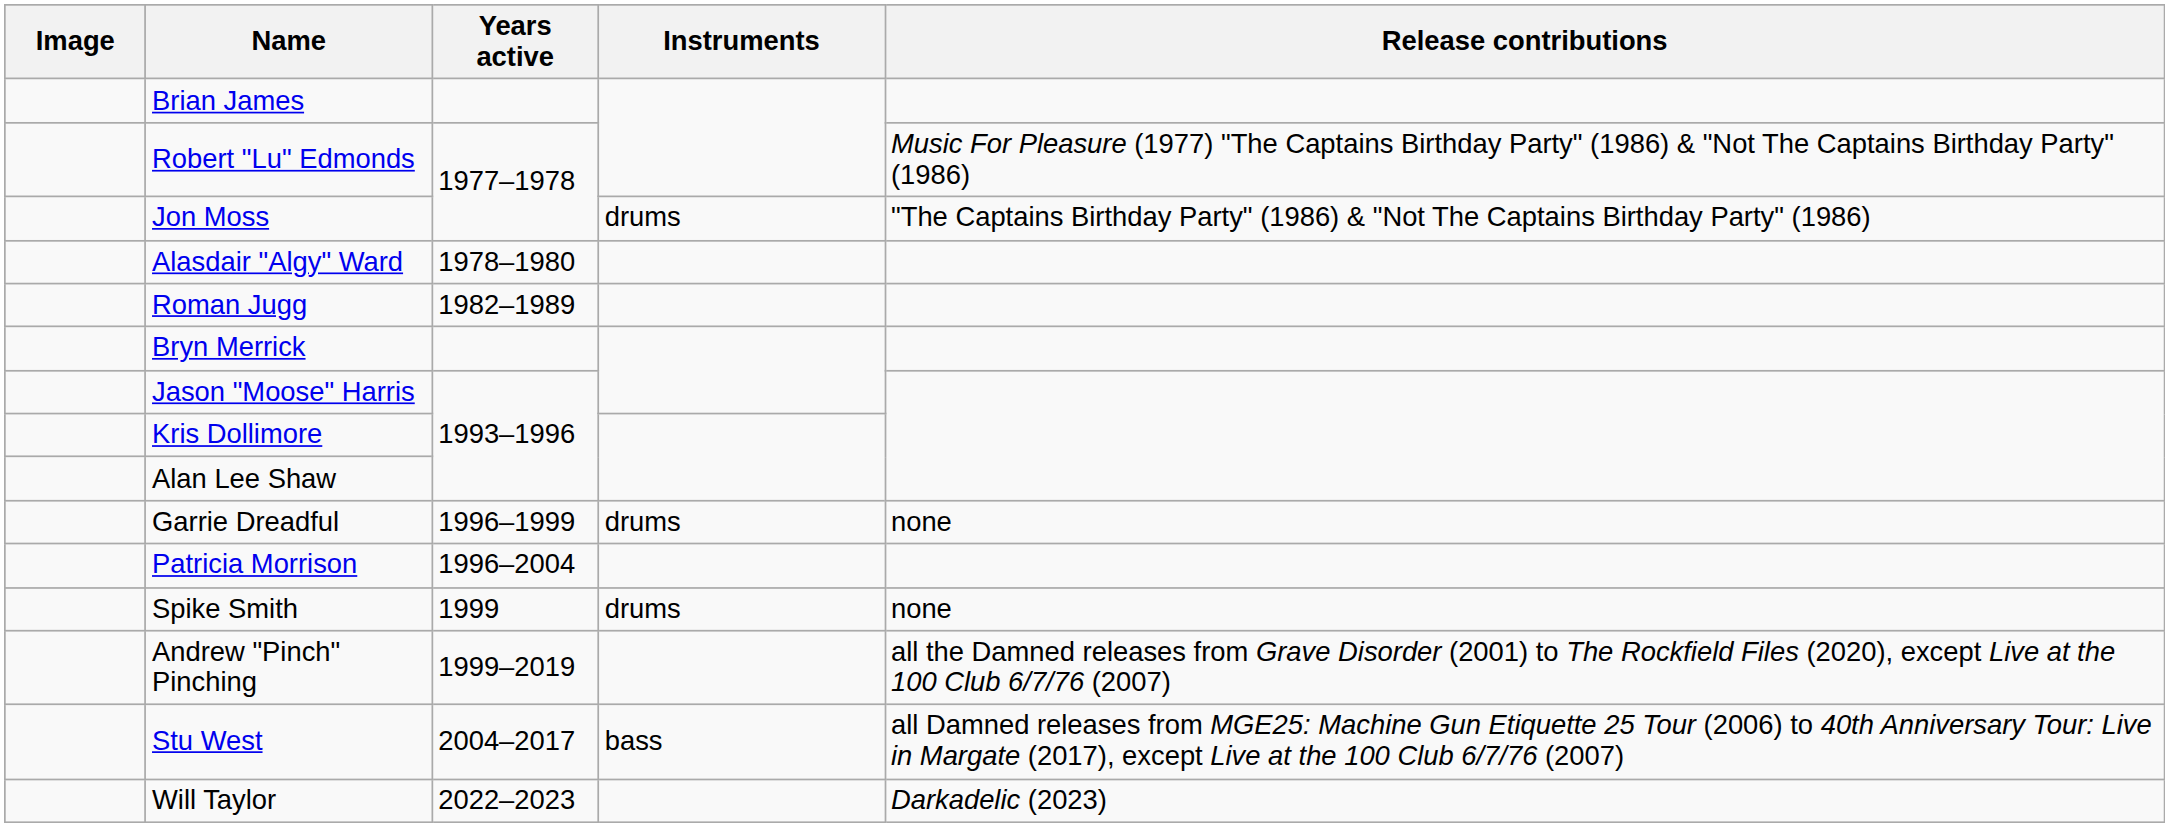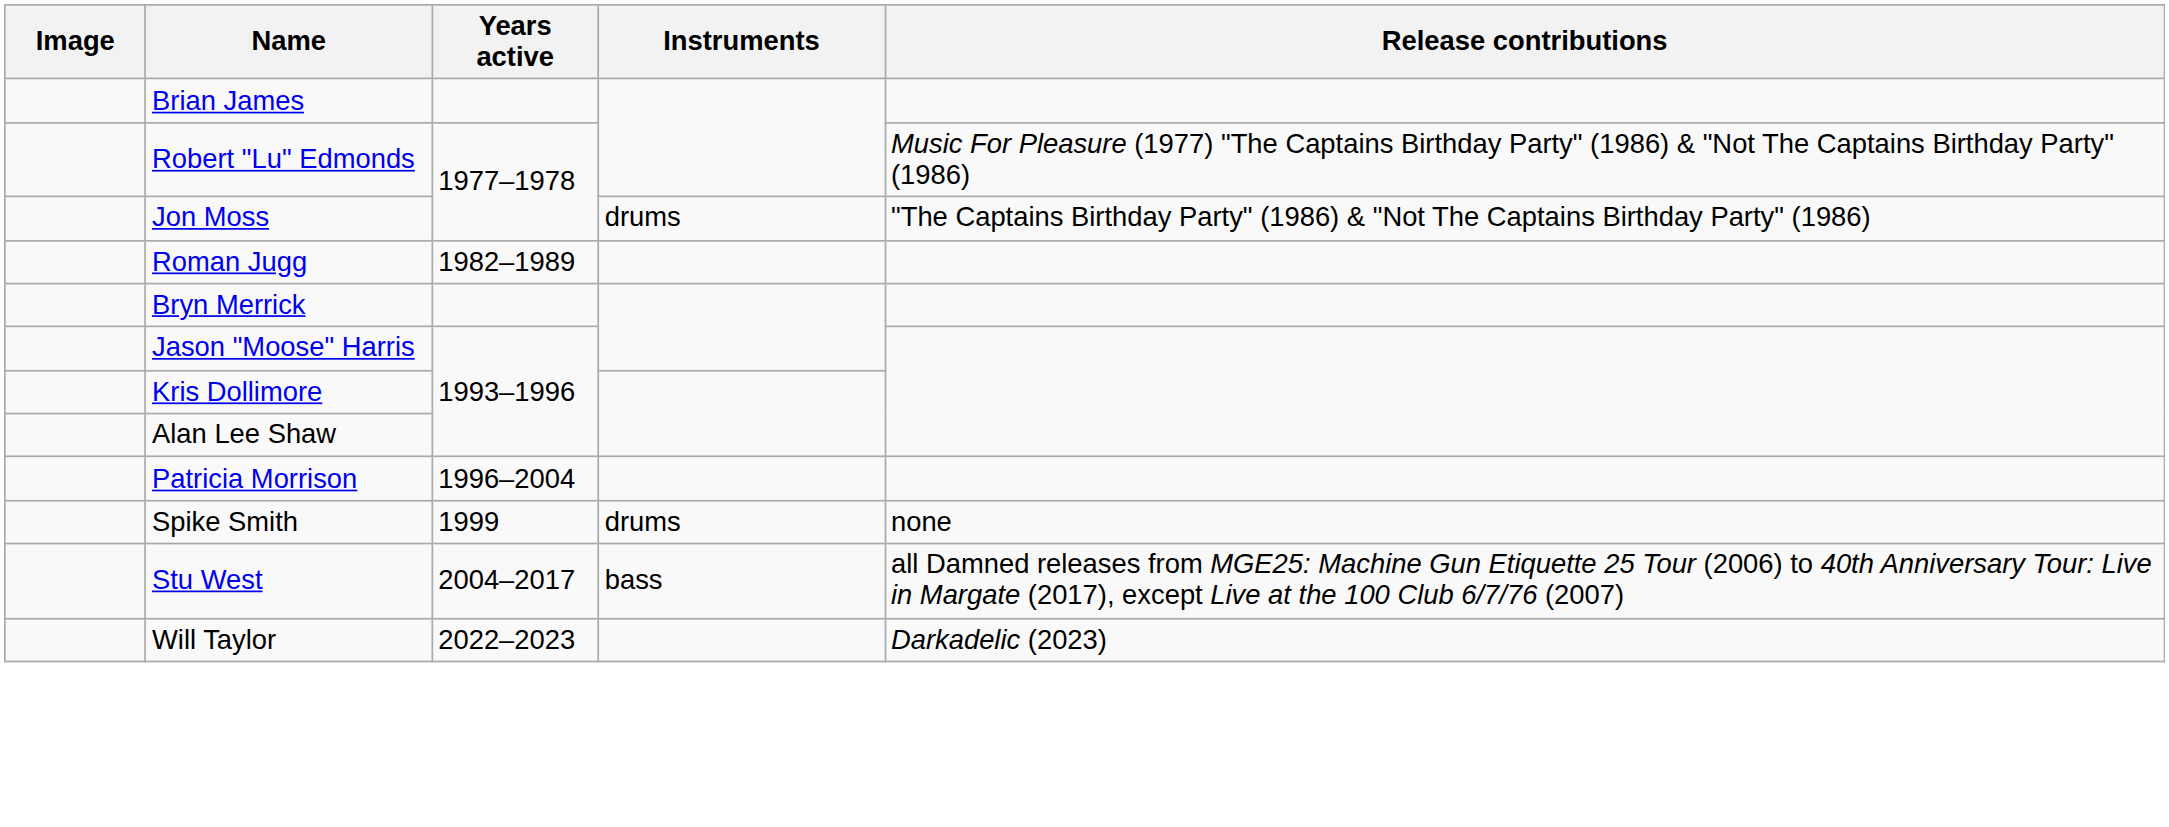- row: (278, 261)
- row: (246, 521)
- row: (246, 667)
